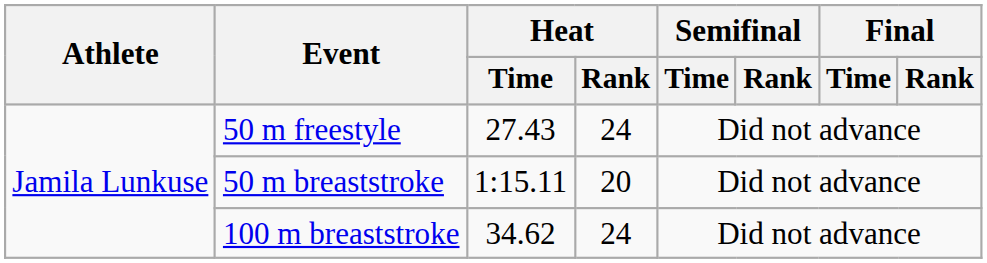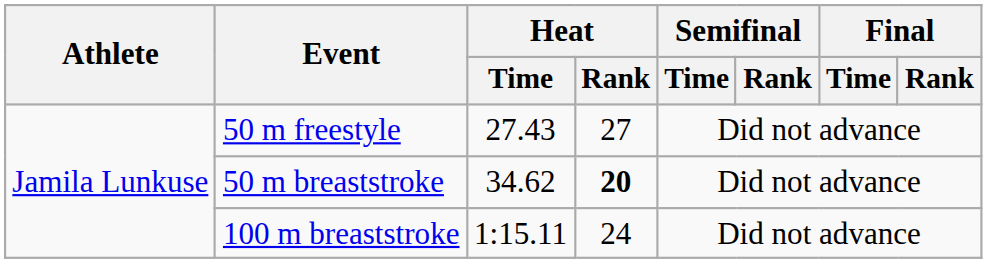(616, 130) 24 -> (616, 130) 27
(521, 181) 1:15.11 -> (521, 181) 34.62
(616, 181) normal -> (616, 181) bold
(521, 232) 34.62 -> (521, 232) 1:15.11
